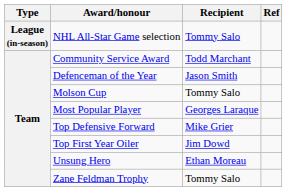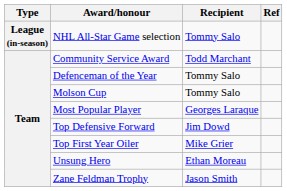(211, 76) Jason Smith -> (213, 76) Tommy Salo
(209, 127) Mike Grier -> (207, 127) Jim Dowd
(207, 144) Jim Dowd -> (209, 144) Mike Grier
(213, 178) Tommy Salo -> (211, 178) Jason Smith
